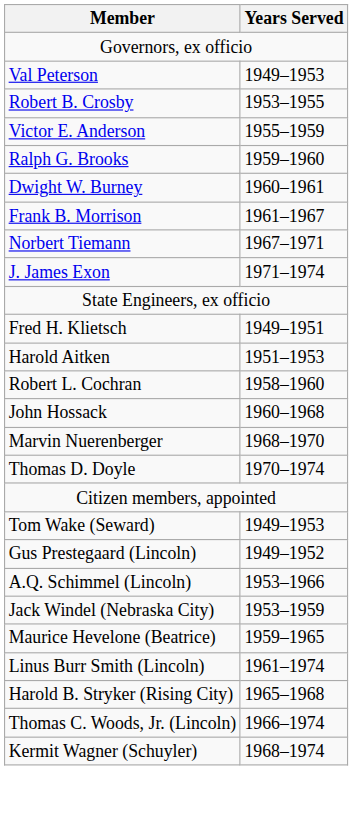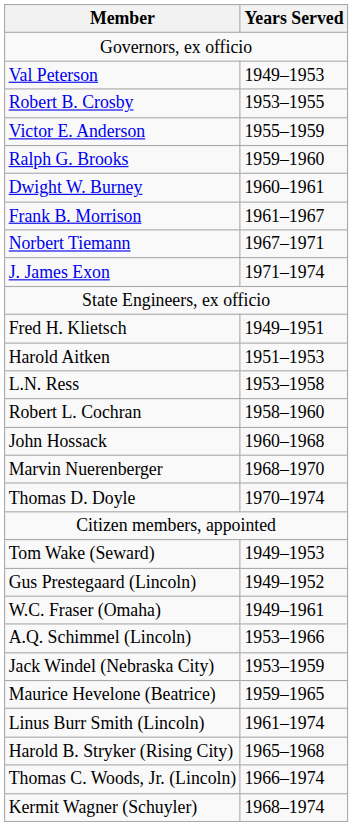+ row: (44, 384)
+ row: (85, 610)
